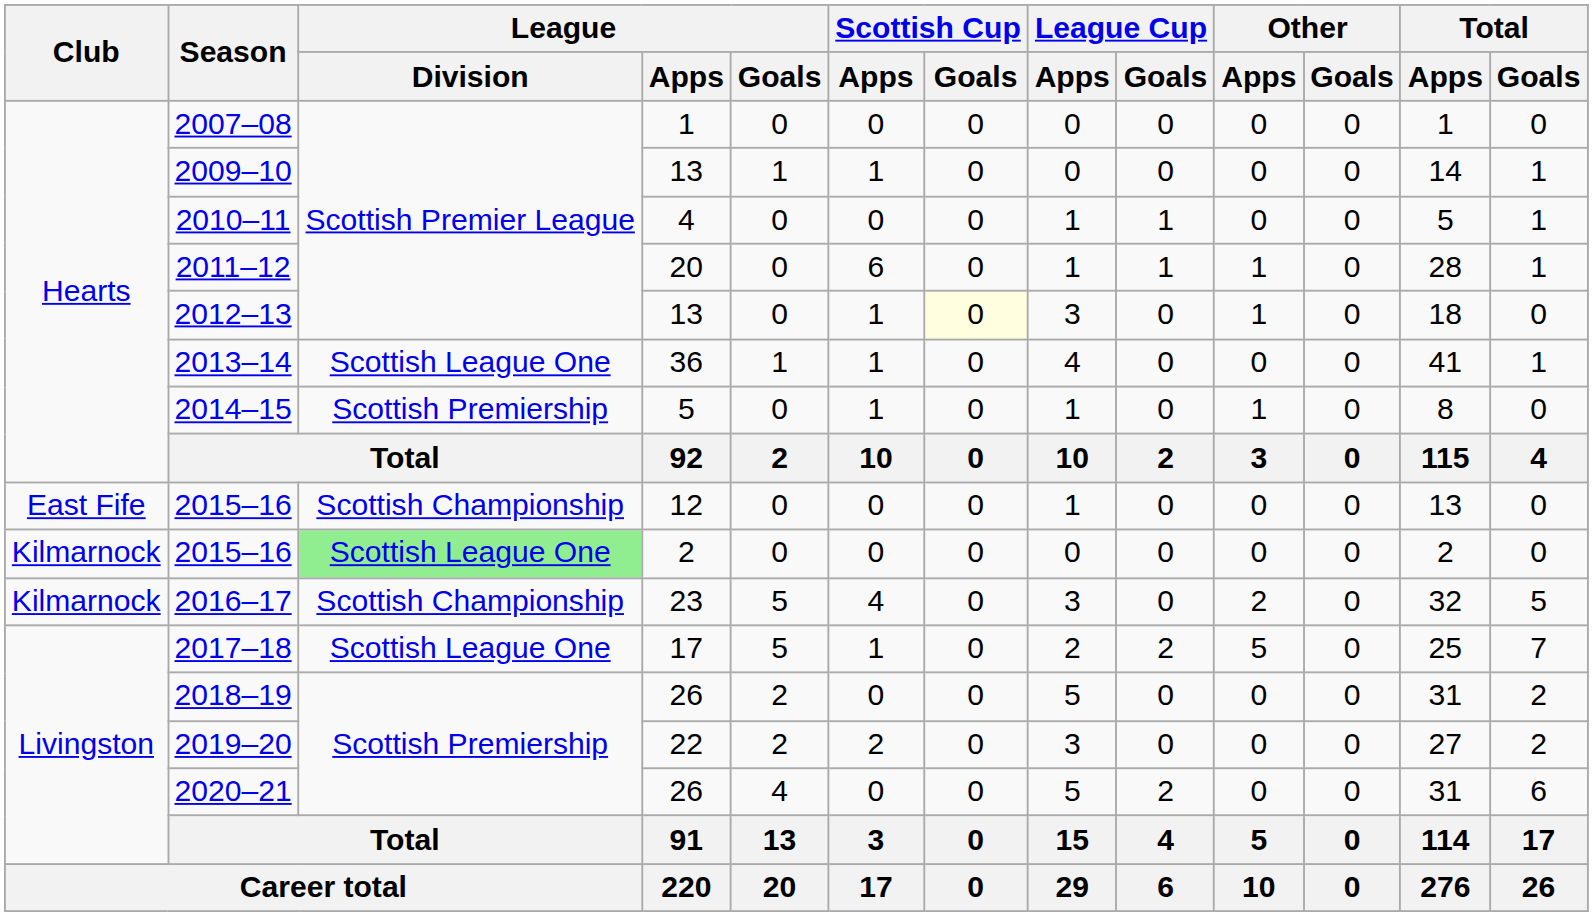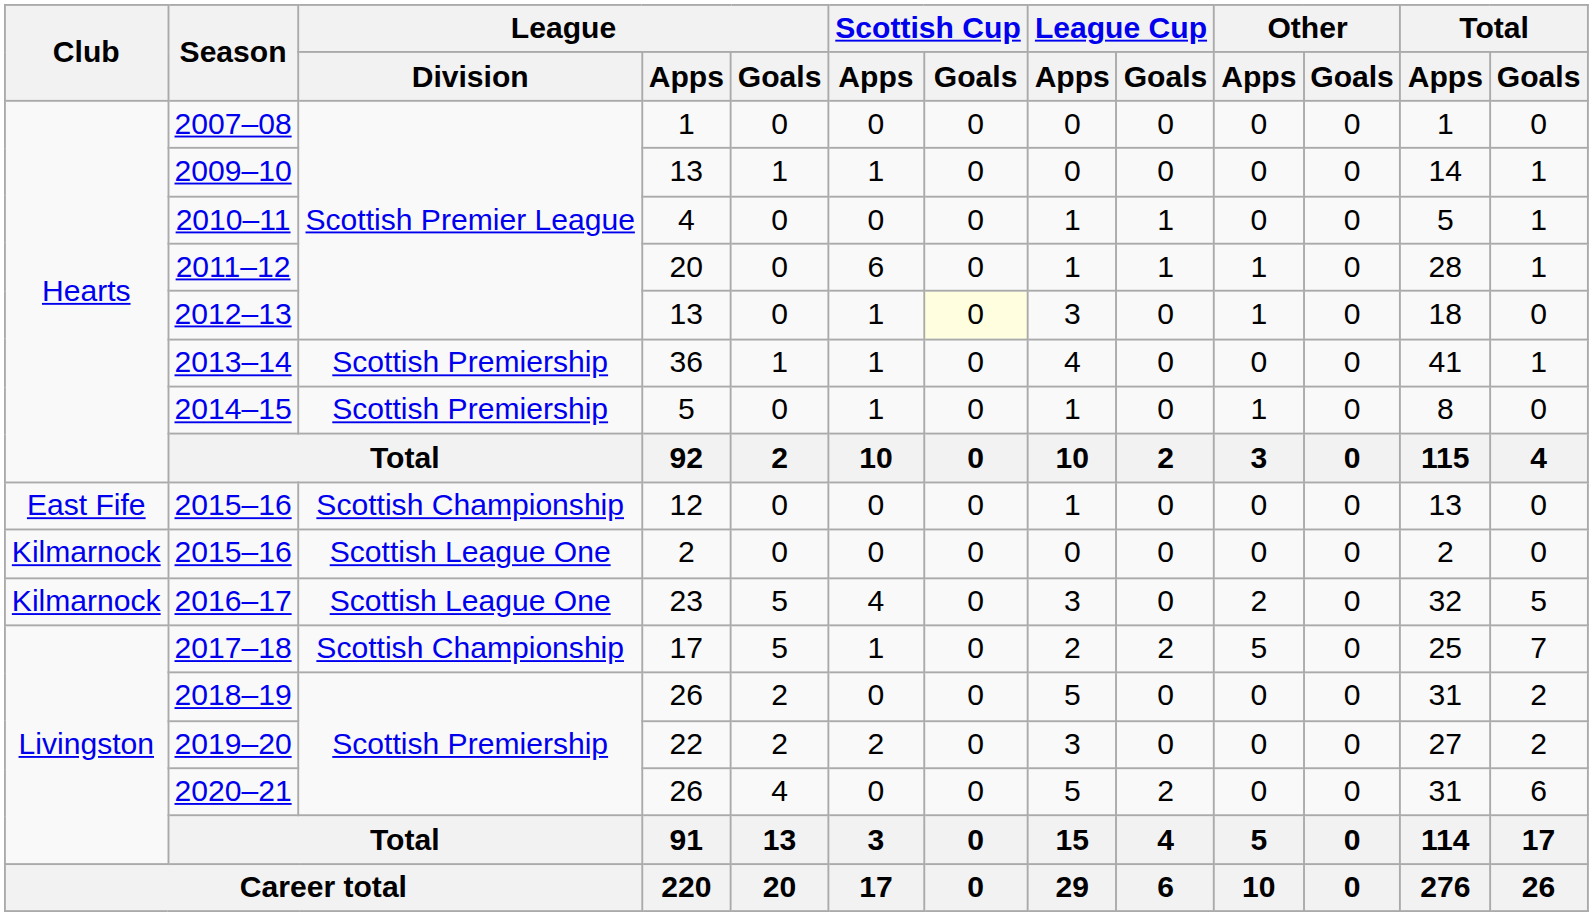(470, 362) Scottish League One -> (470, 362) Scottish Premiership
(470, 553) lightgreen background -> (470, 553) no background
(470, 600) Scottish Championship -> (470, 600) Scottish League One
(470, 648) Scottish League One -> (470, 648) Scottish Championship
